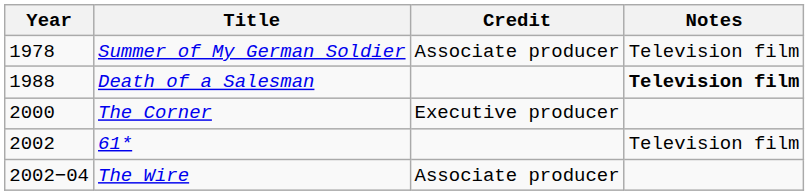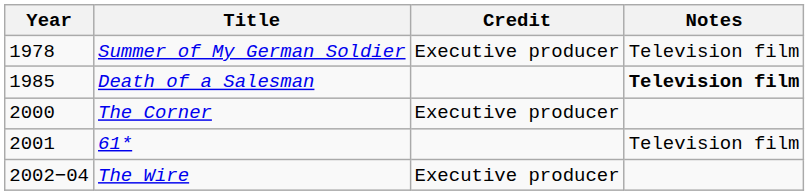(517, 51) Associate producer -> (517, 51) Executive producer
(32, 82) 1988 -> (32, 82) 1985
(32, 144) 2002 -> (32, 144) 2001
(517, 175) Associate producer -> (517, 175) Executive producer
